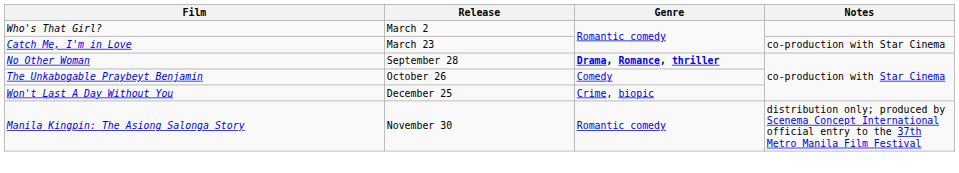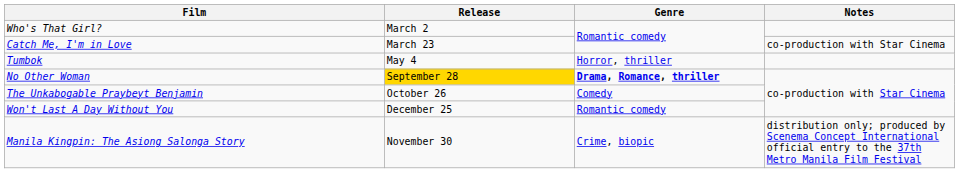+ row: (25, 61)
(422, 61) no background -> (422, 77) gold background
(615, 93) Crime, biopic -> (621, 109) Romantic comedy
(621, 126) Romantic comedy -> (615, 142) Crime, biopic
